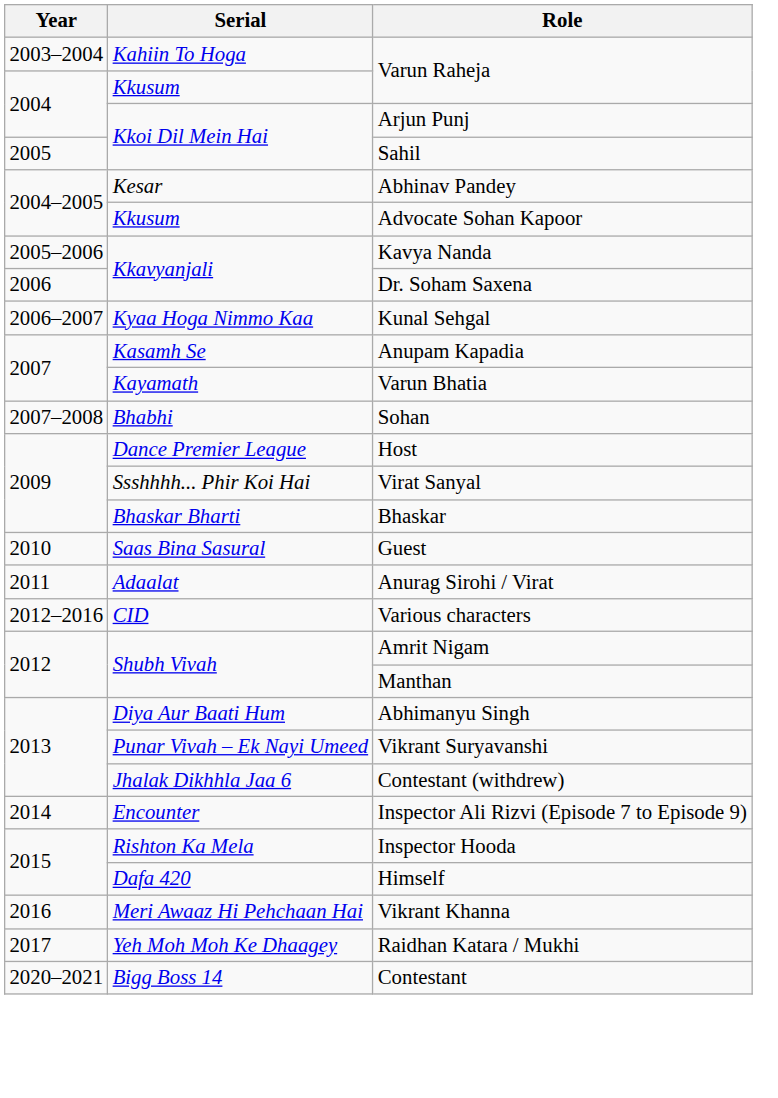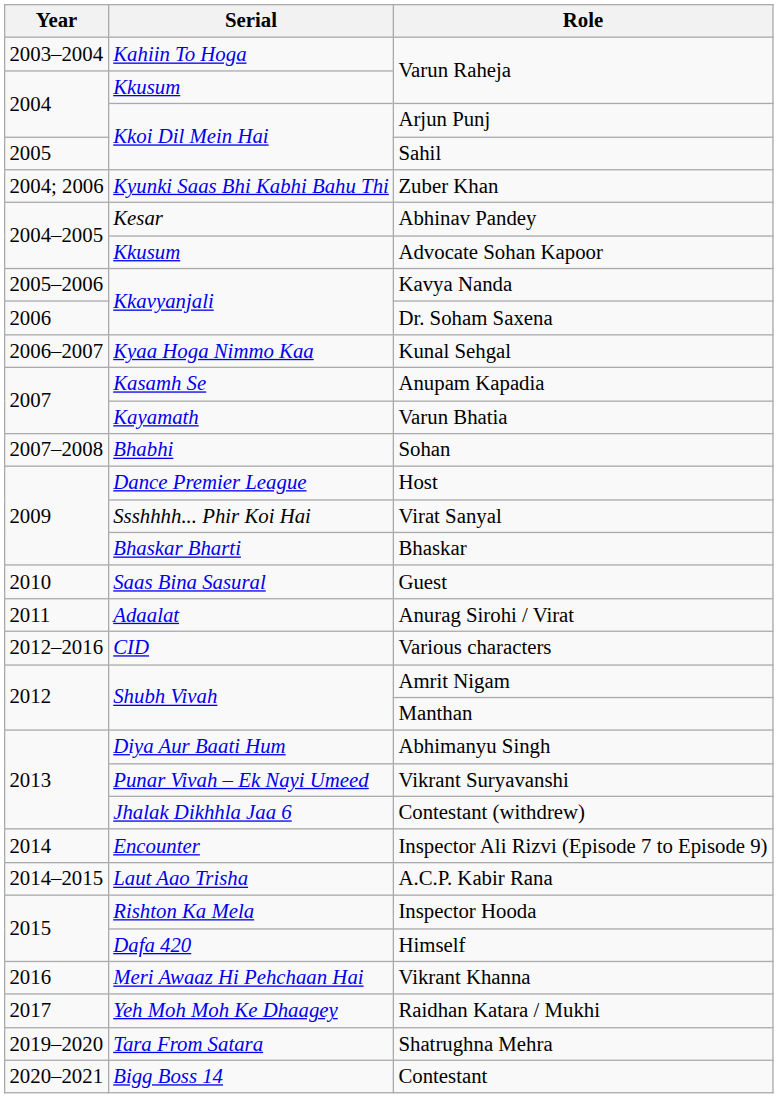+ row: (251, 185)
+ row: (181, 878)
+ row: (188, 1043)
